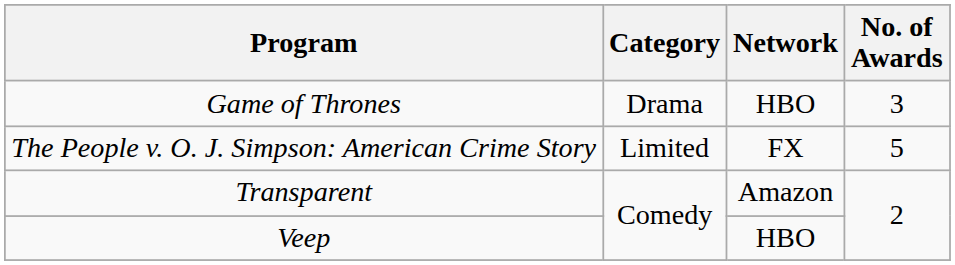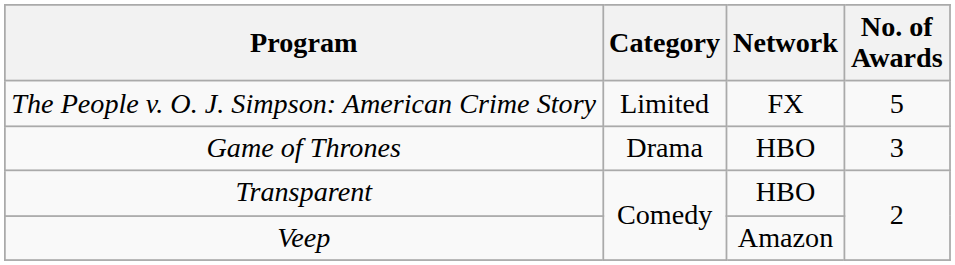rows swapped: (304, 147) <-> (304, 103)
(786, 192) Amazon -> (785, 192) HBO
(785, 237) HBO -> (786, 237) Amazon
